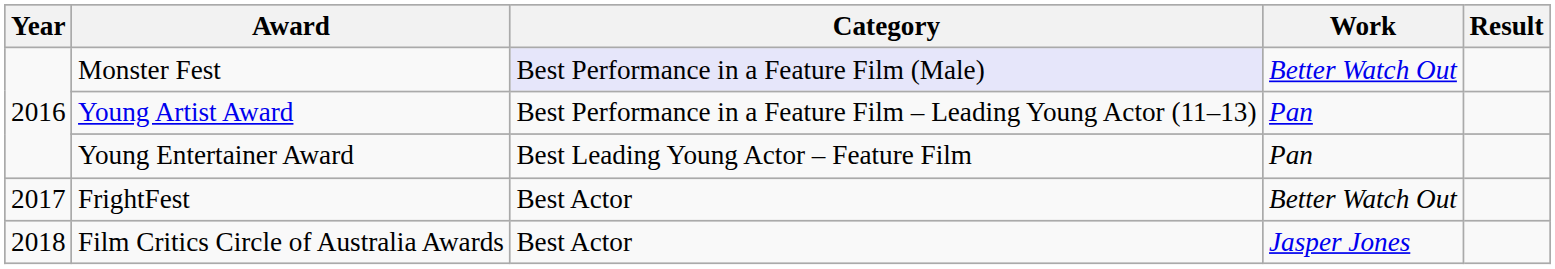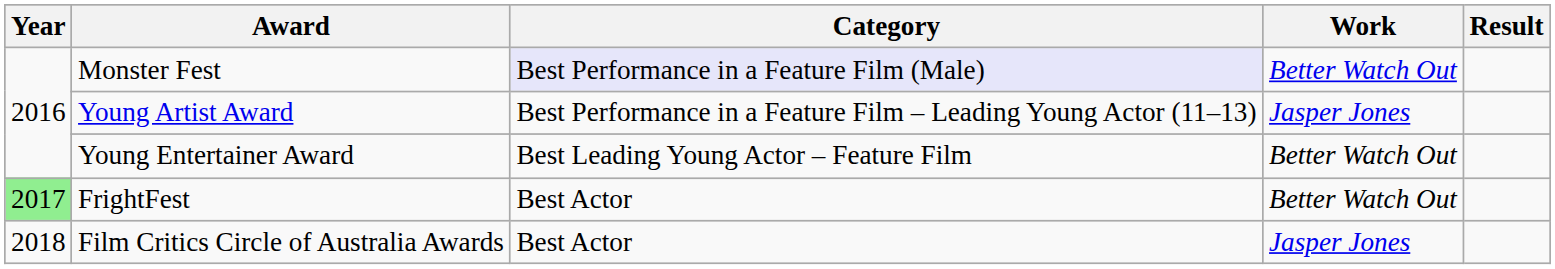(1291, 112) Pan -> (1340, 112) Jasper Jones
(1291, 155) Pan -> (1363, 155) Better Watch Out
(38, 198) no background -> (38, 198) lightgreen background
